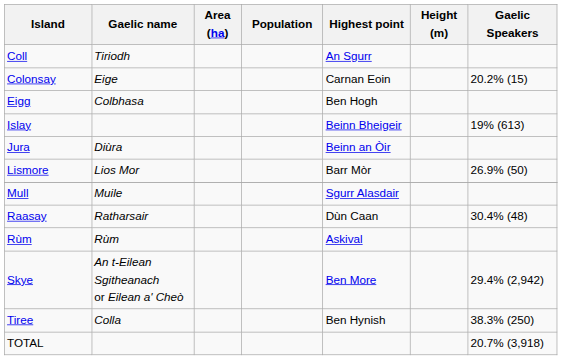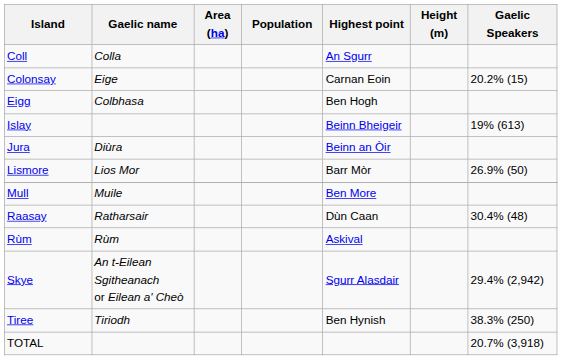(112, 56) Tiriodh -> (108, 56) Colla
(362, 193) Sgurr Alasdair -> (351, 193) Ben More
(351, 280) Ben More -> (362, 280) Sgurr Alasdair
(108, 320) Colla -> (112, 320) Tiriodh
